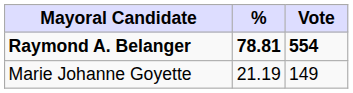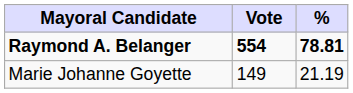columns swapped: (316, 18) <-> (259, 18)
